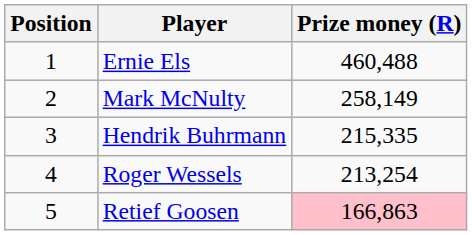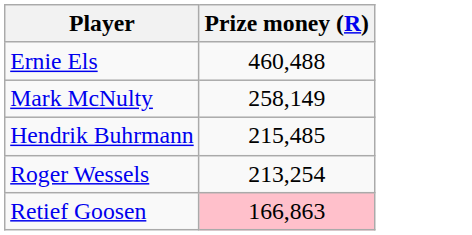- column: (51, 23)
(379, 135) 215,335 -> (287, 135) 215,485
